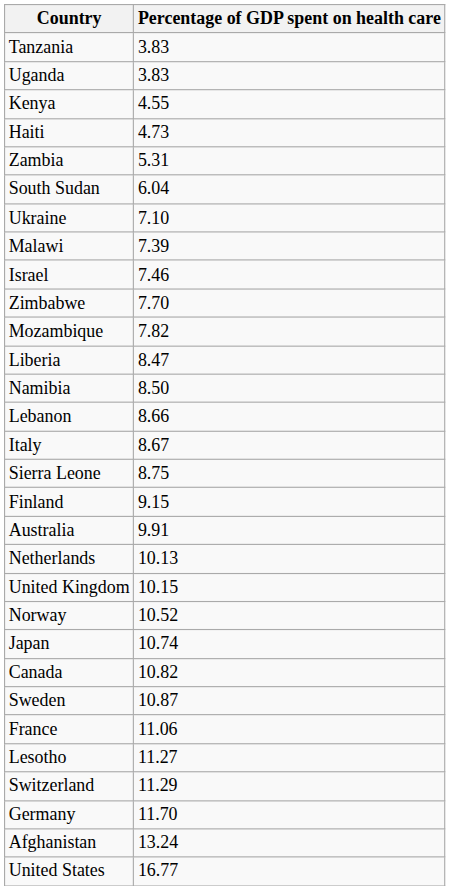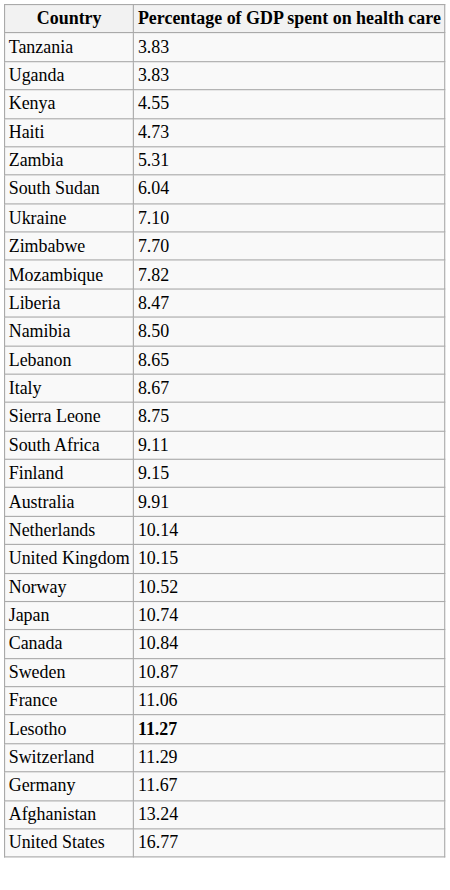- row: (36, 246)
- row: (29, 274)
(154, 416) 8.66 -> (154, 359) 8.65
+ row: (54, 445)
(158, 558) 10.13 -> (158, 530) 10.14
(158, 672) 10.82 -> (158, 643) 10.84
(158, 757) normal -> (158, 729) bold
(158, 814) 11.70 -> (158, 786) 11.67
